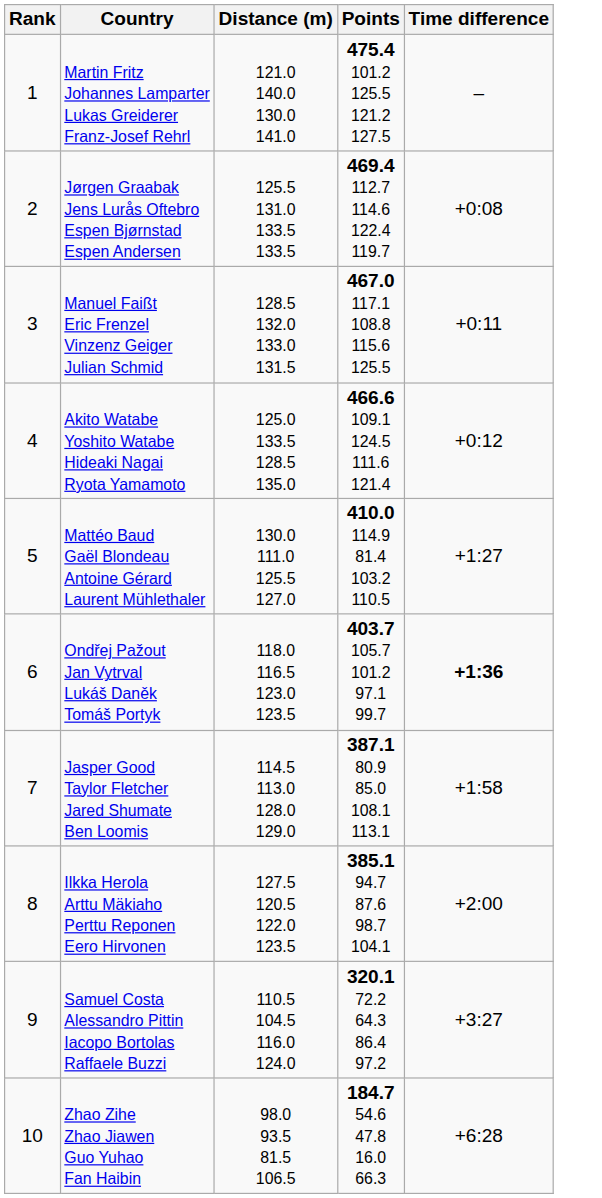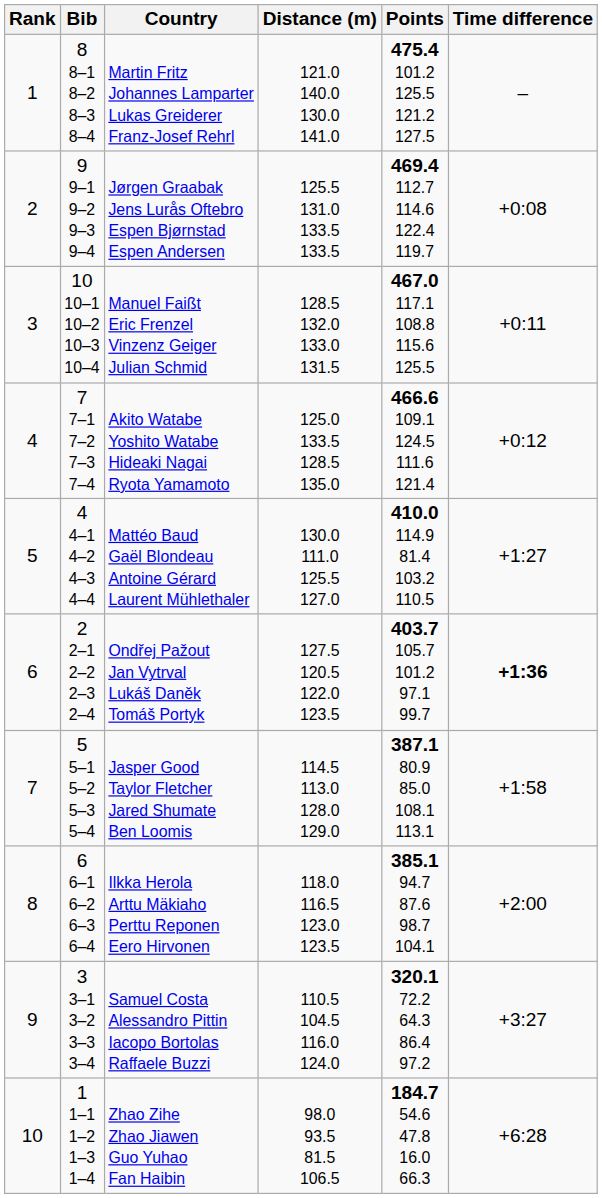+ column: (82, 19)
(276, 683) 118.0 116.5 123.0 123.5 -> (320, 683) 127.5 120.5 122.0 123.5
(276, 915) 127.5 120.5 122.0 123.5 -> (320, 915) 118.0 116.5 123.0 123.5
